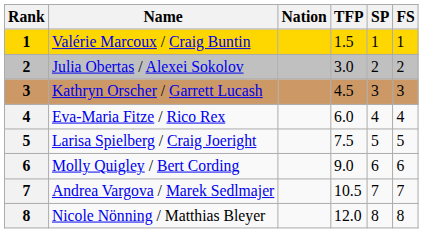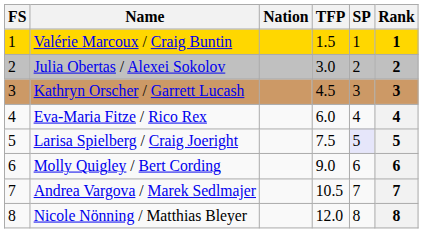columns swapped: (26, 16) <-> (406, 16)
(375, 141) no background -> (357, 141) lavender background
